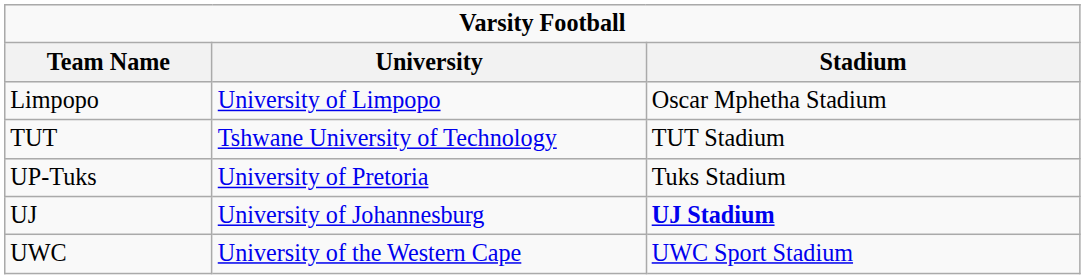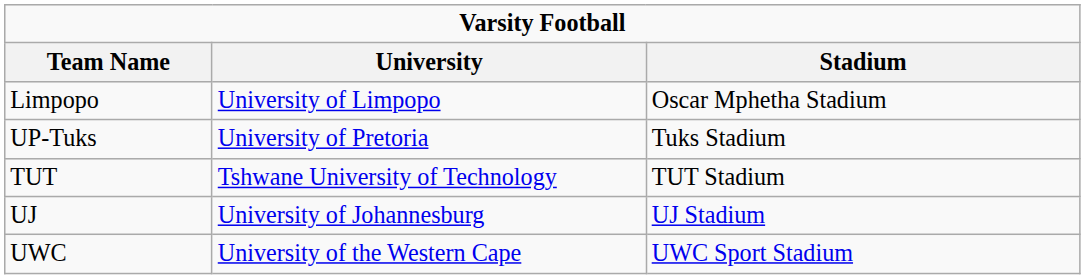rows swapped: (34, 138) <-> (54, 176)
(713, 215) bold -> (708, 215) normal
